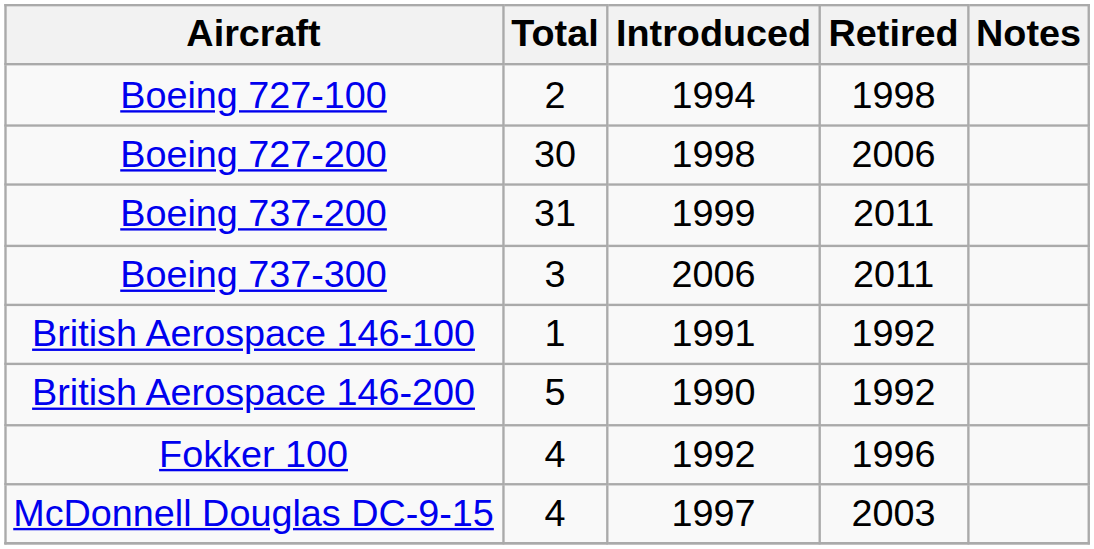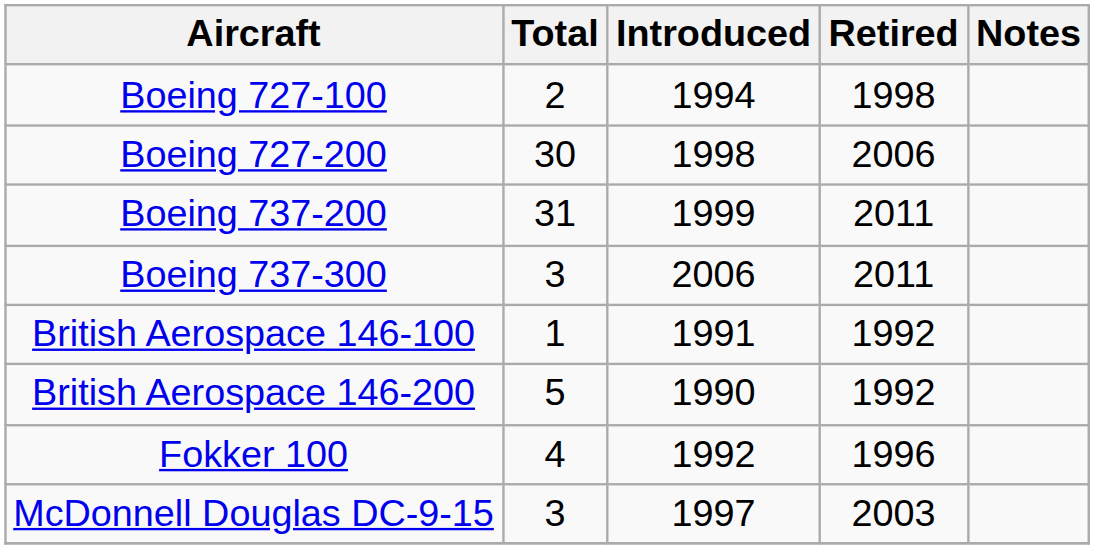(555, 513) 4 -> (555, 513) 3
